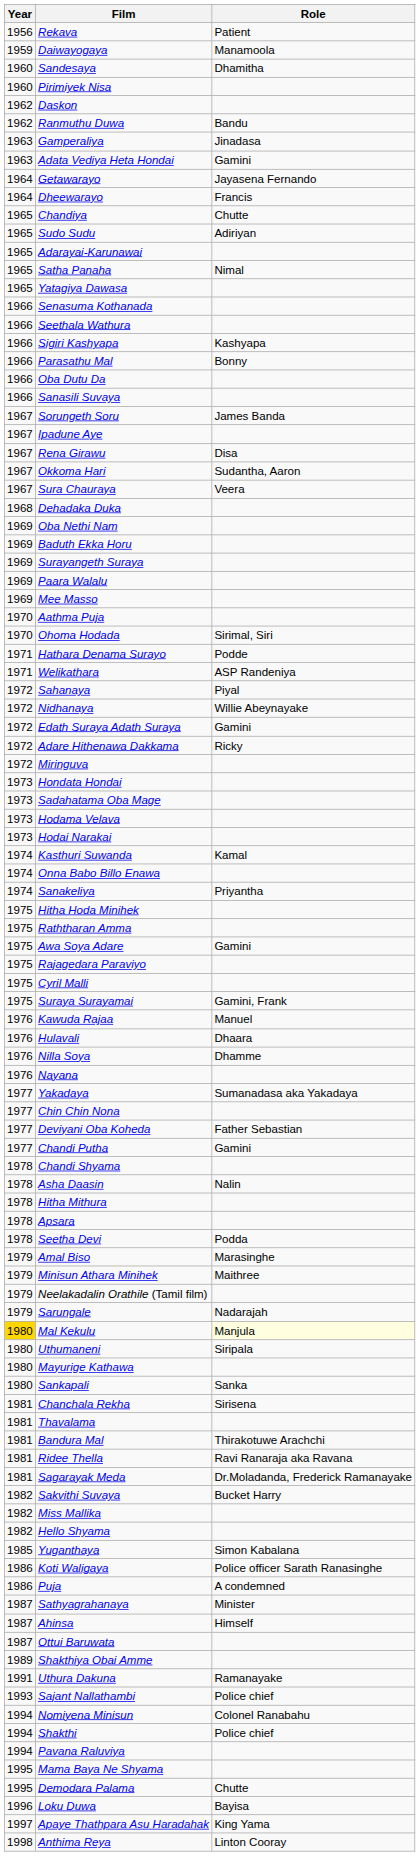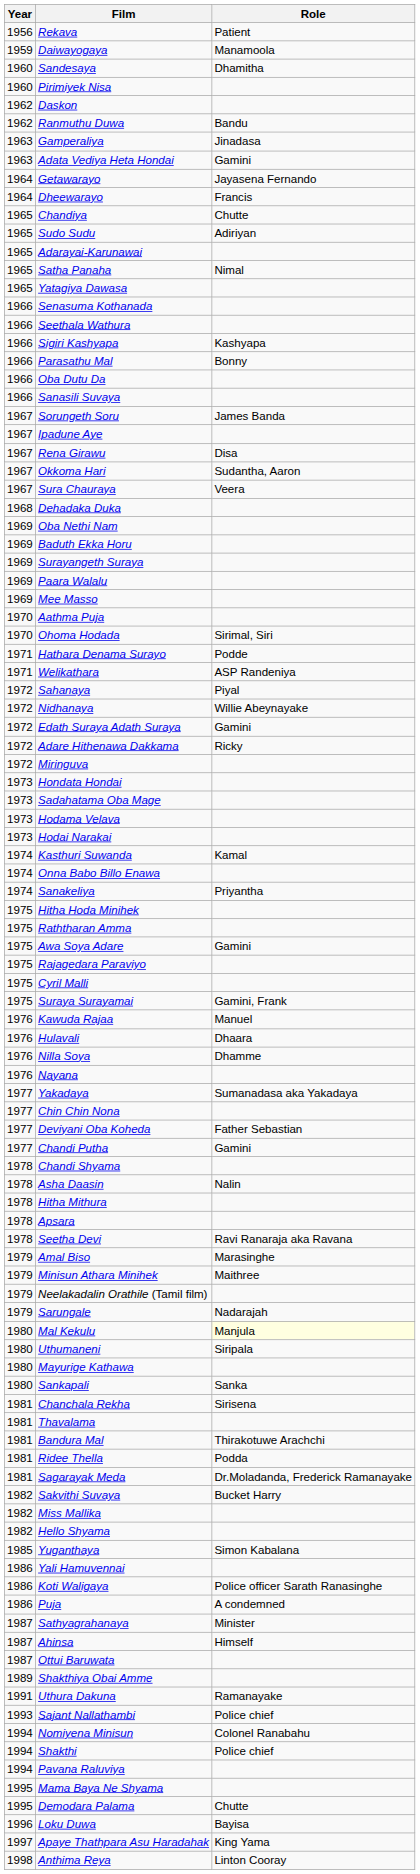(231, 1239) Podda -> (283, 1239) Ravi Ranaraja aka Ravana
(20, 1330) gold background -> (20, 1330) no background
(283, 1458) Ravi Ranaraja aka Ravana -> (231, 1458) Podda
+ row: (81, 1568)
